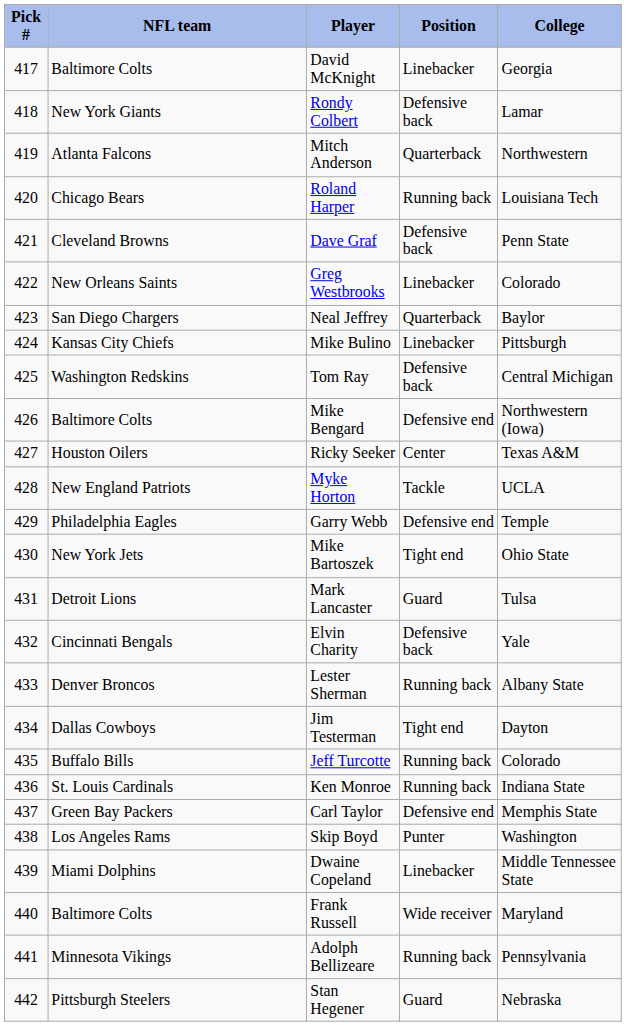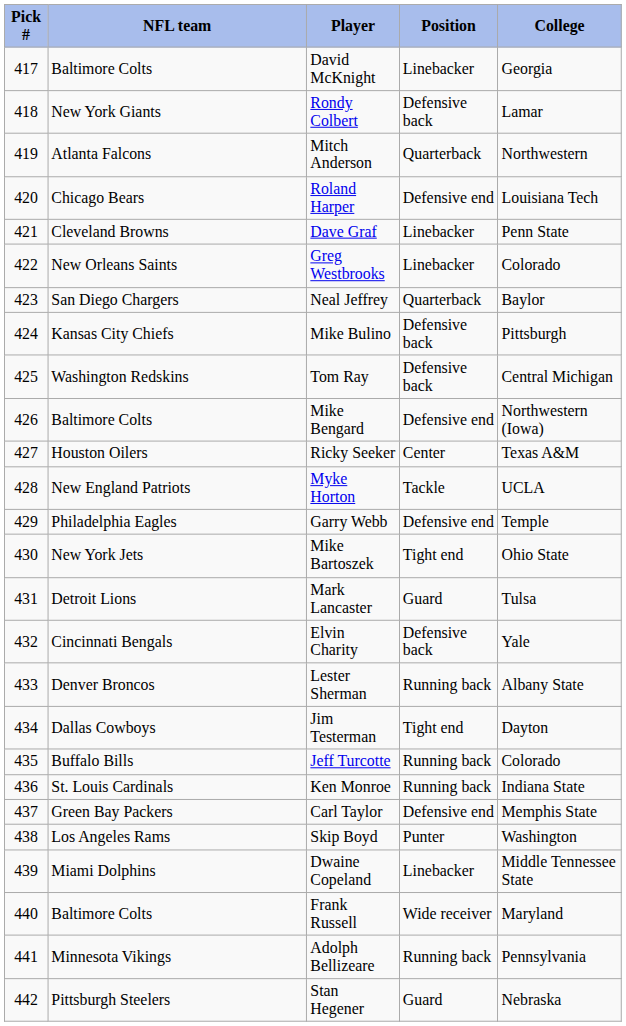(447, 197) Running back -> (448, 197) Defensive end
(435, 240) Defensive back -> (438, 231) Linebacker
(438, 342) Linebacker -> (435, 333) Defensive back
